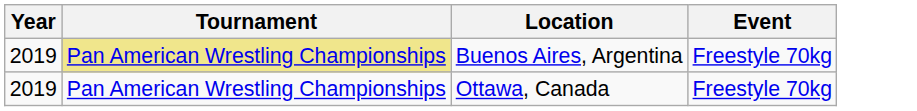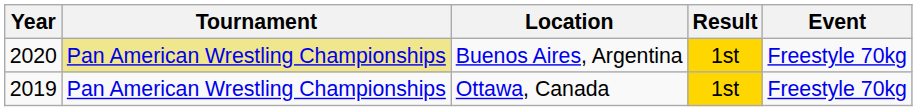+ column: (725, 22)
(33, 55) 2019 -> (33, 55) 2020
